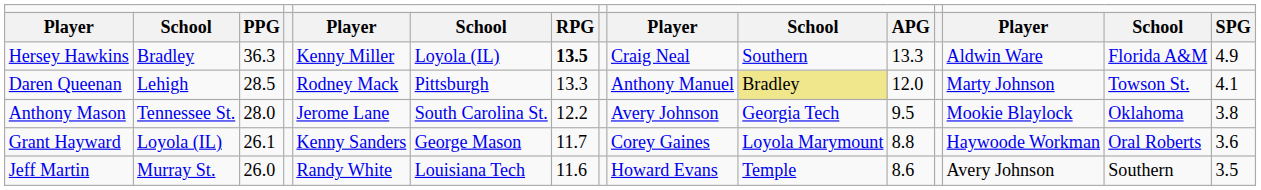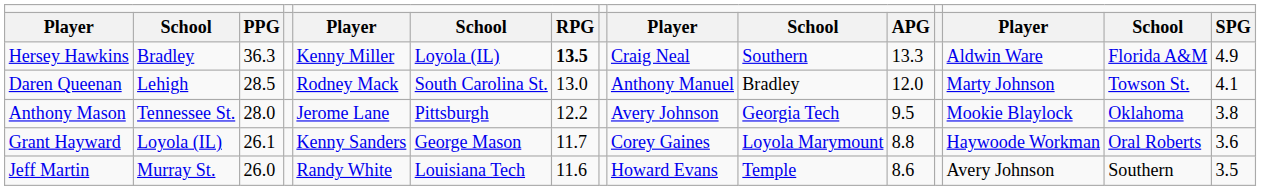(452, 84) Pittsburgh -> (481, 84) South Carolina St.
(572, 84) 13.3 -> (572, 84) 13.0
(771, 84) khaki background -> (771, 84) no background
(481, 113) South Carolina St. -> (452, 113) Pittsburgh
